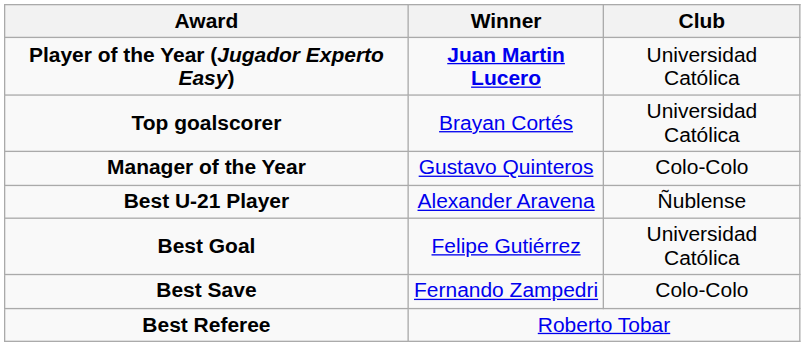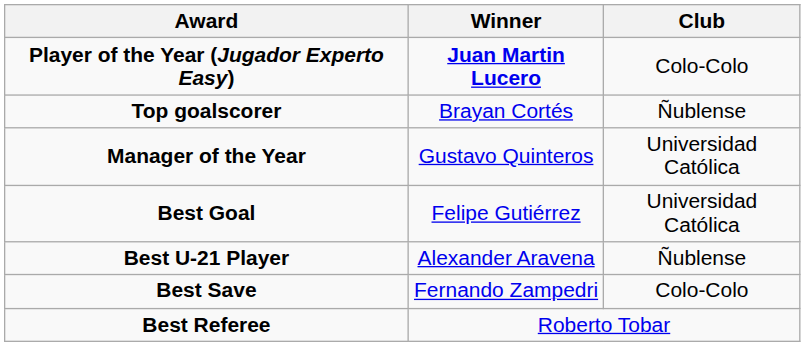(702, 66) Universidad Católica -> (702, 66) Colo-Colo
(702, 122) Universidad Católica -> (702, 111) Ñublense
(702, 168) Colo-Colo -> (702, 156) Universidad Católica
rows swapped: (206, 201) <-> (206, 246)
